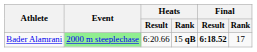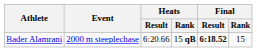(103, 40) lightgreen background -> (103, 40) no background
(240, 40) 17 -> (240, 40) 15
